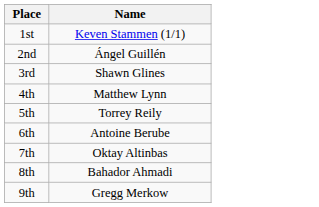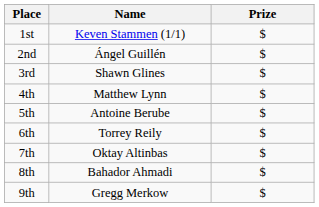+ column: (263, 14)
(130, 113) Torrey Reily -> (130, 113) Antoine Berube
(130, 133) Antoine Berube -> (130, 133) Torrey Reily
